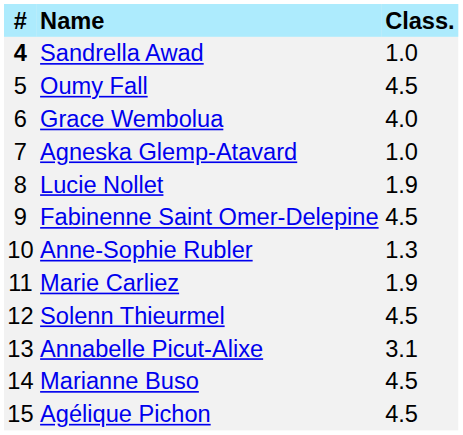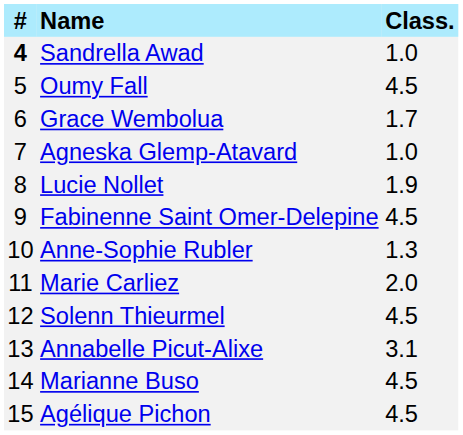(402, 119) 4.0 -> (402, 119) 1.7
(402, 283) 1.9 -> (402, 283) 2.0
